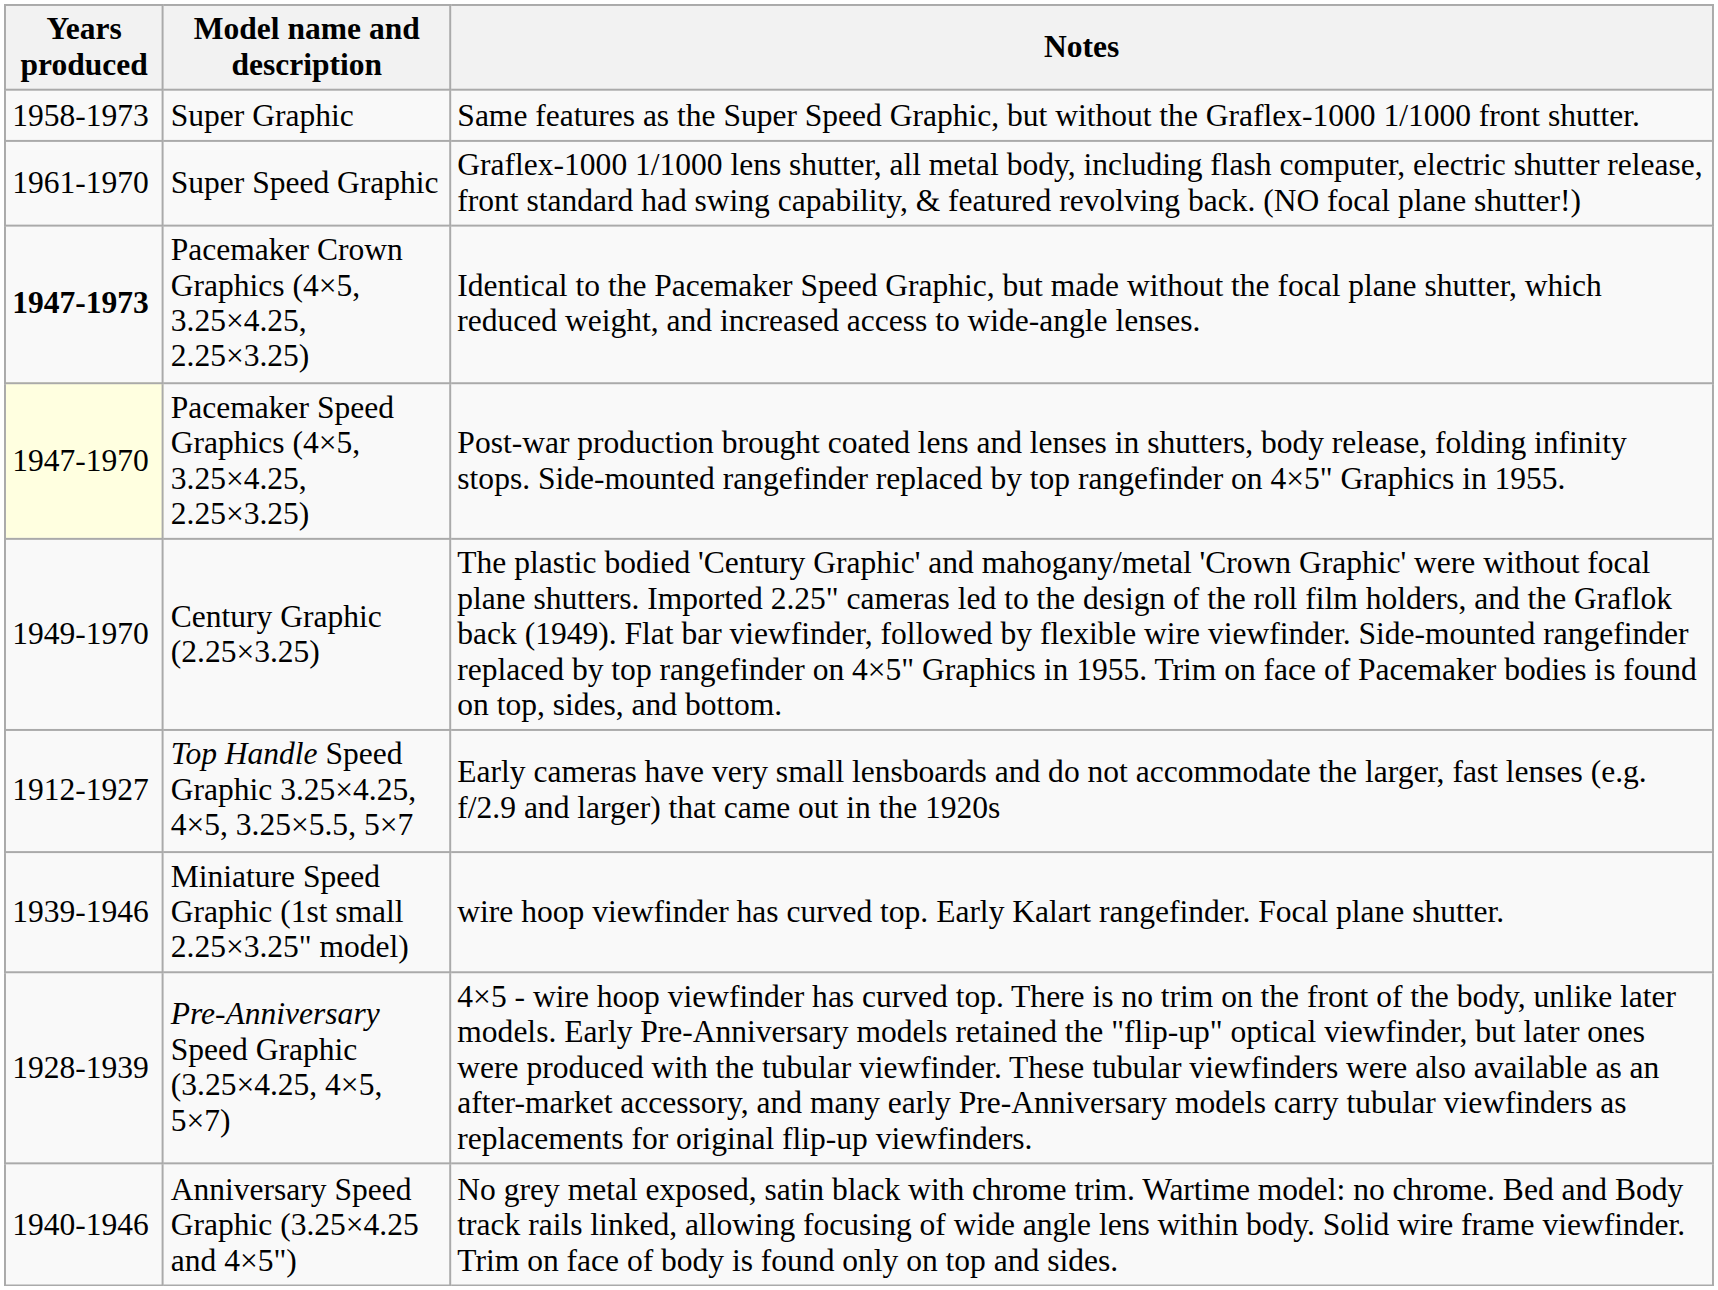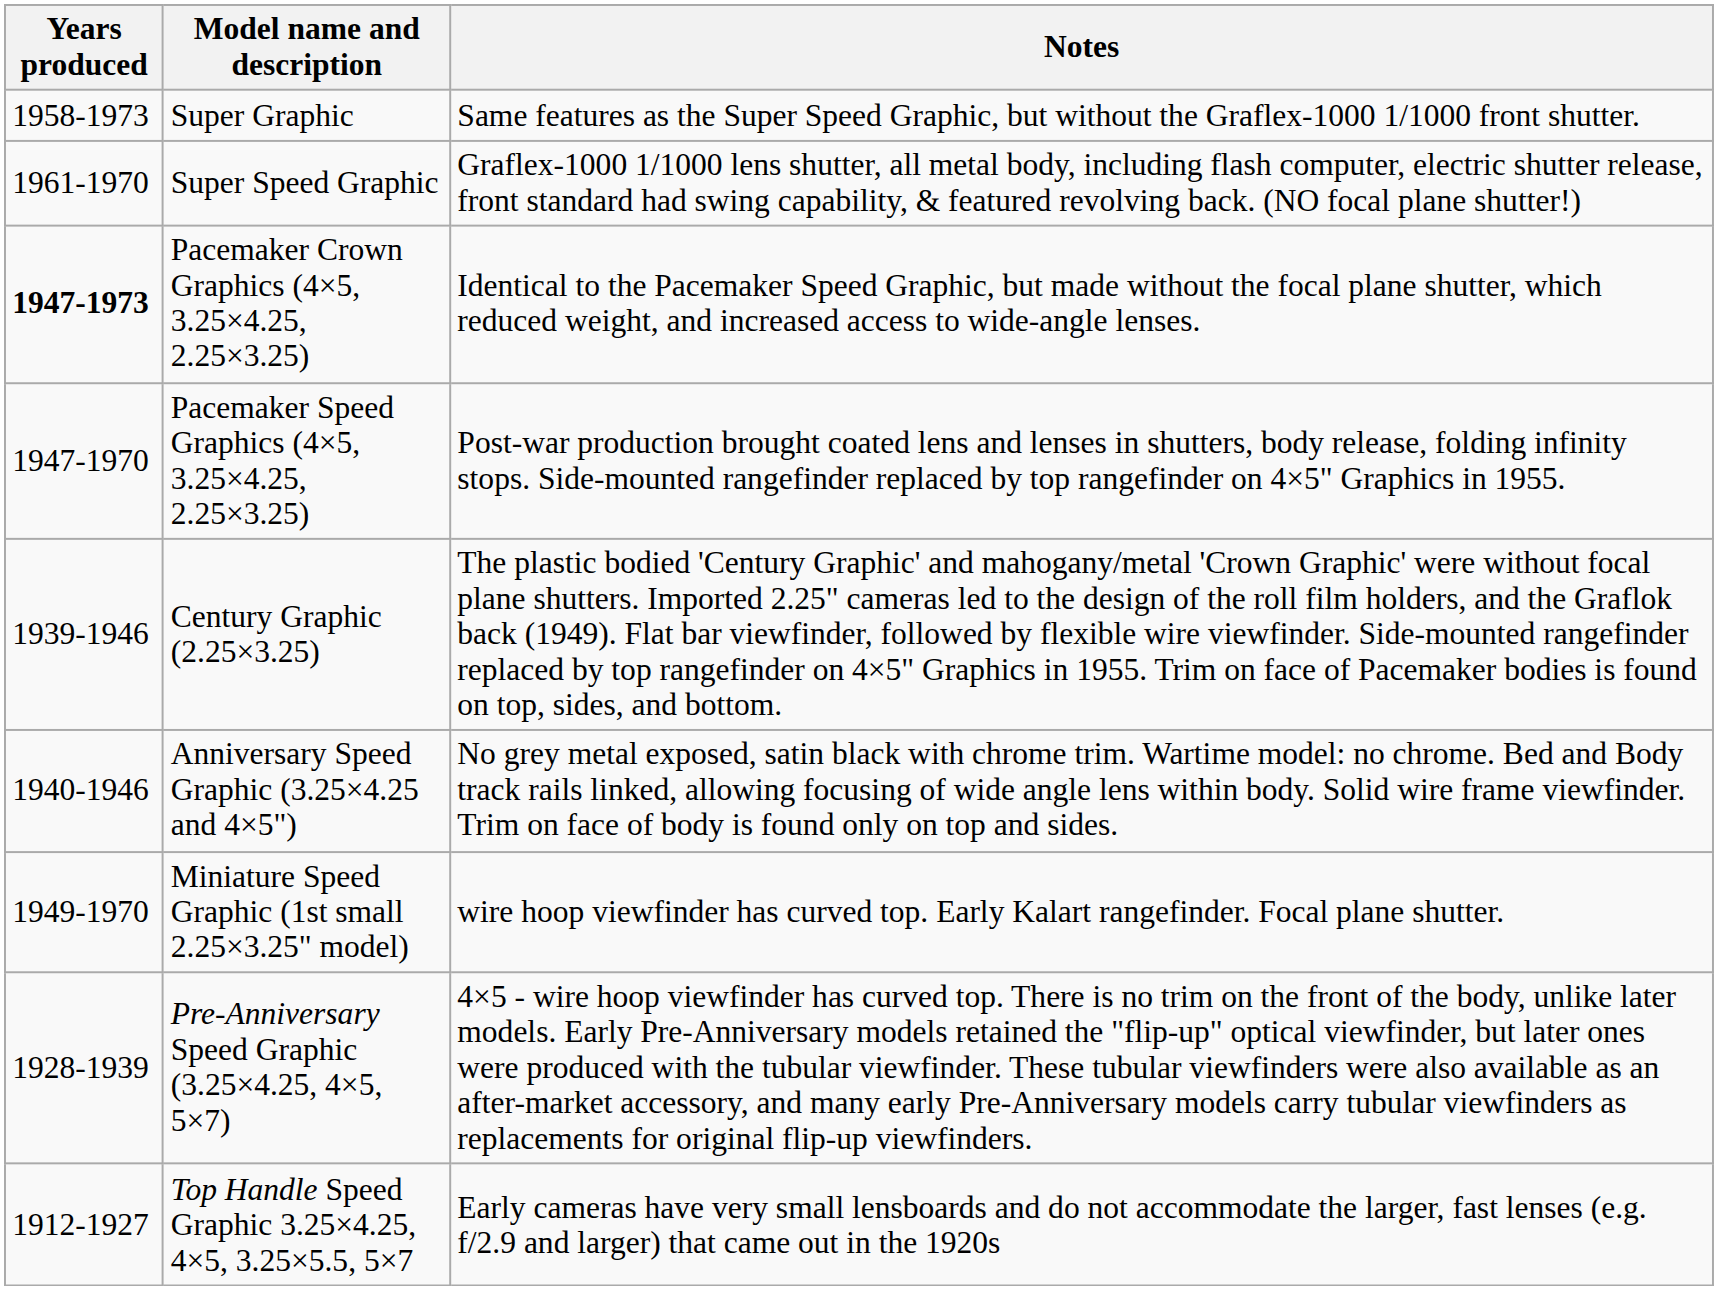(81, 459) lightyellow background -> (81, 459) no background
(81, 634) 1949-1970 -> (81, 634) 1939-1946
rows swapped: (295, 1224) <-> (293, 790)
(81, 911) 1939-1946 -> (81, 911) 1949-1970
